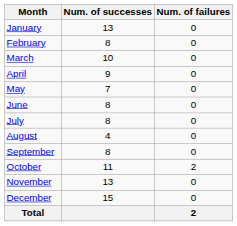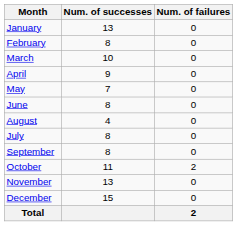rows swapped: (15, 120) <-> (22, 136)
